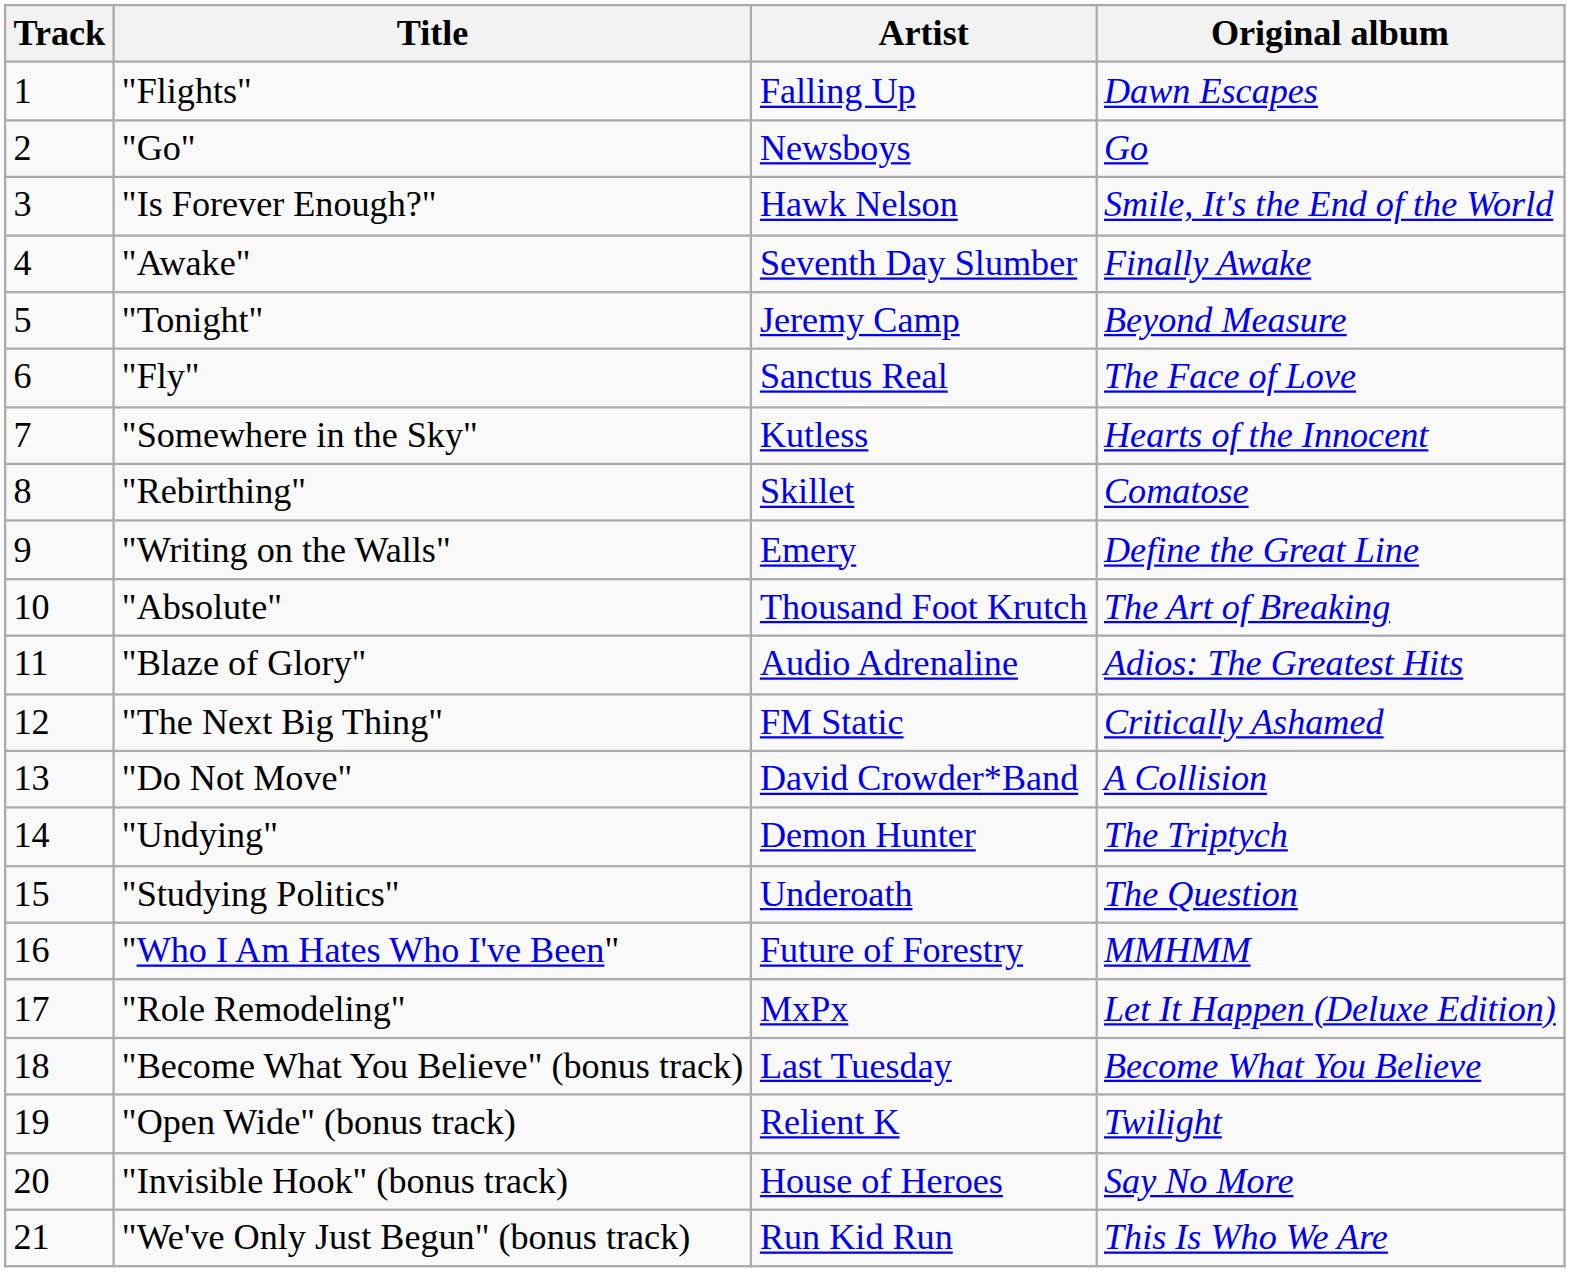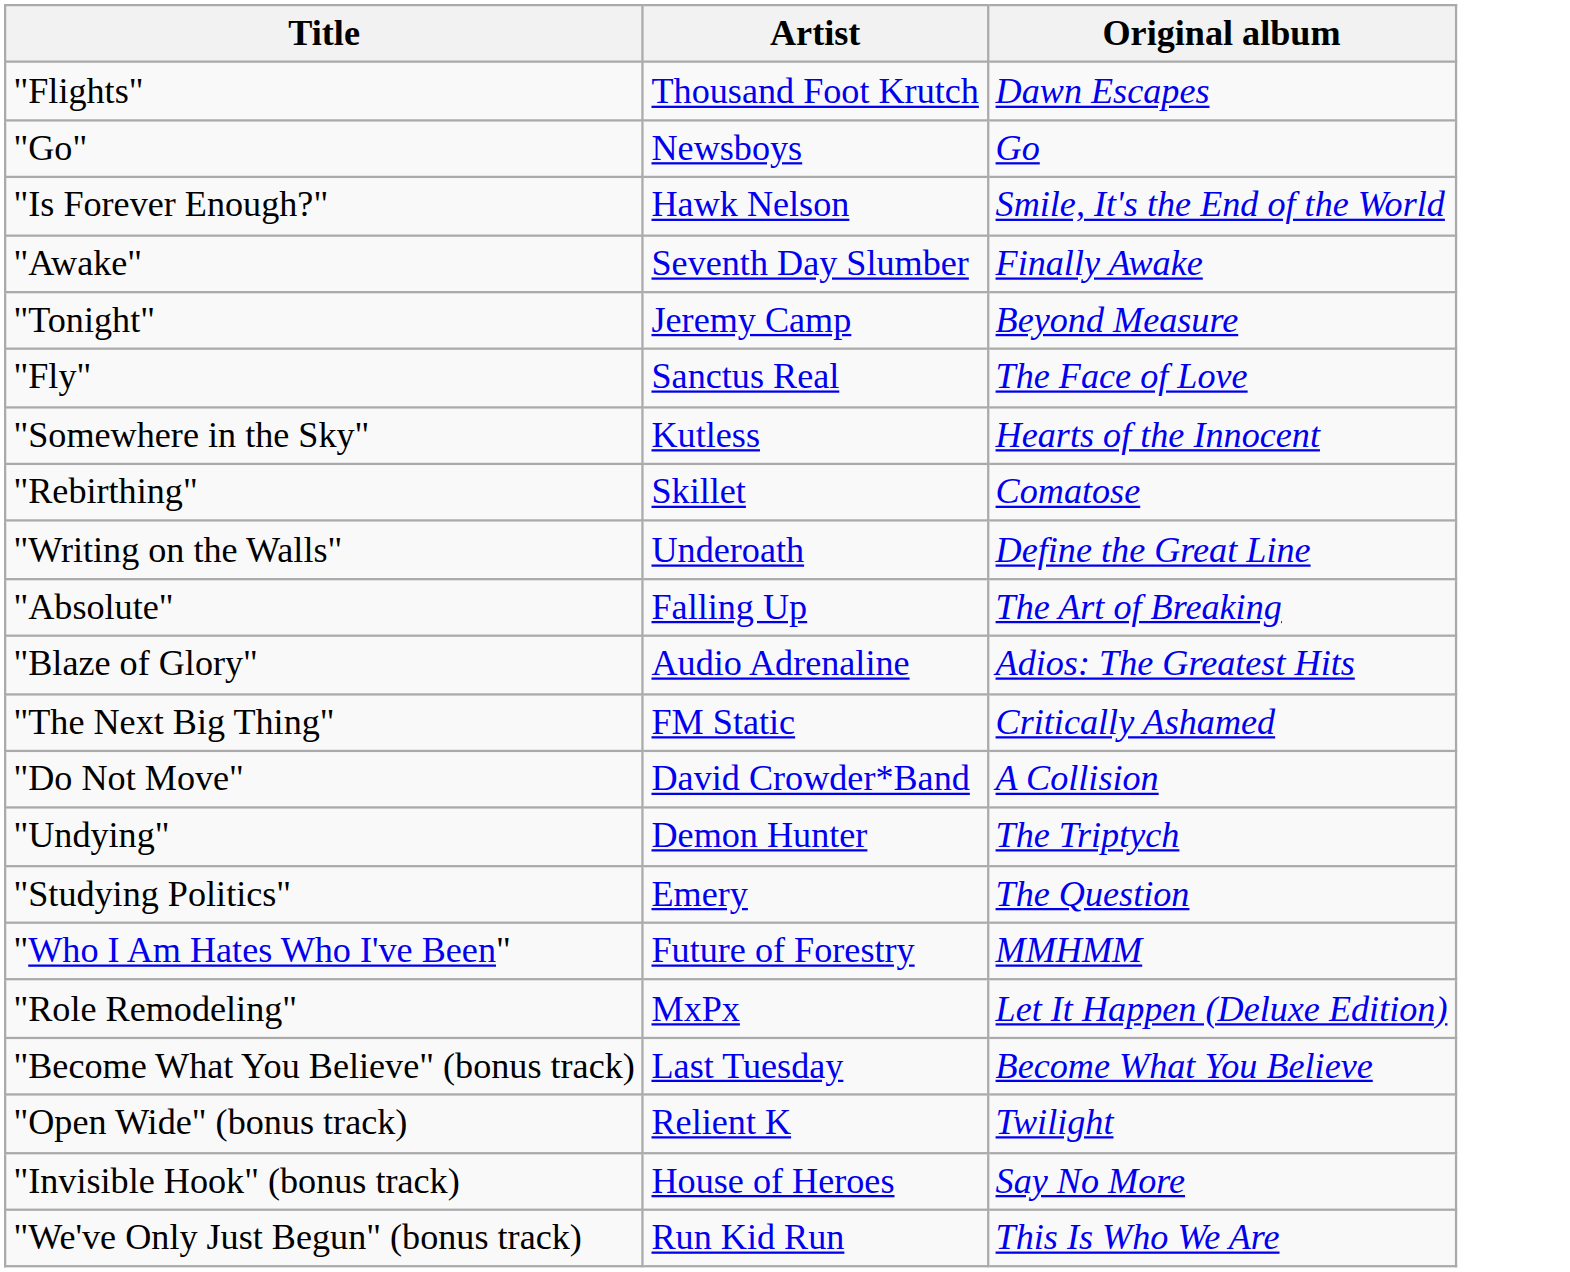- column: (59, 33)
(838, 90) Falling Up -> (815, 90) Thousand Foot Krutch
(808, 549) Emery -> (728, 549) Underoath
(924, 606) Thousand Foot Krutch -> (729, 606) Falling Up
(836, 893) Underoath -> (700, 893) Emery
